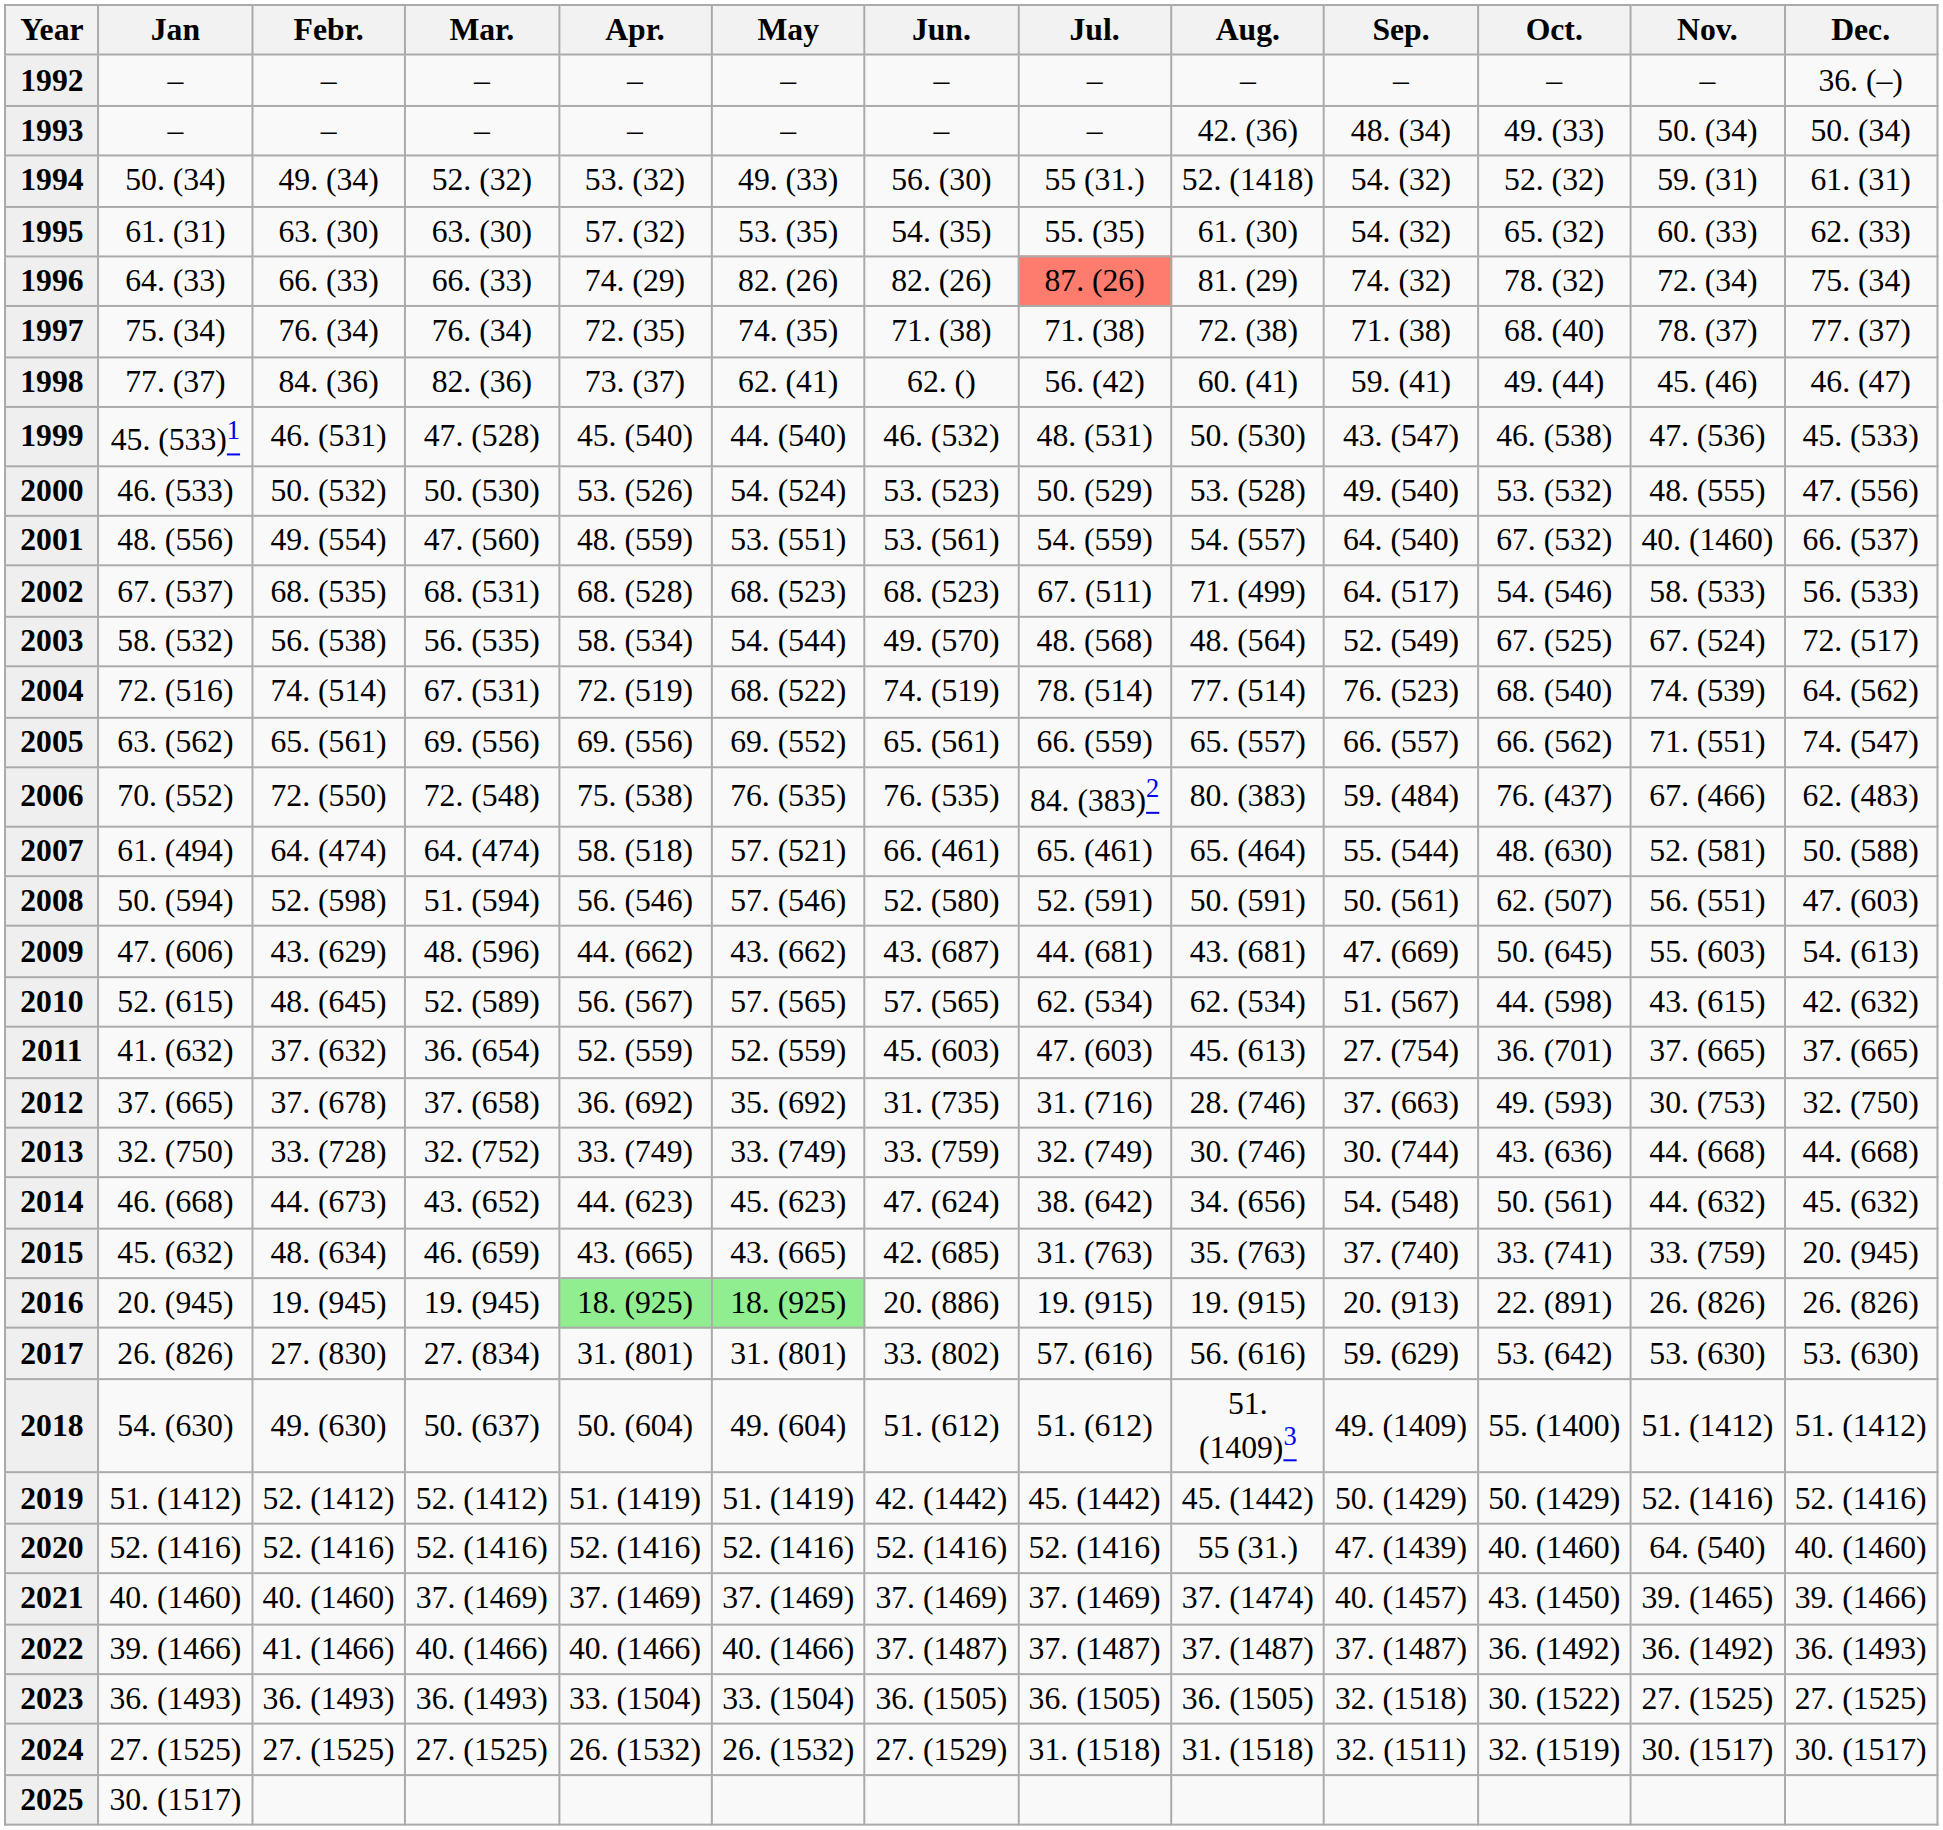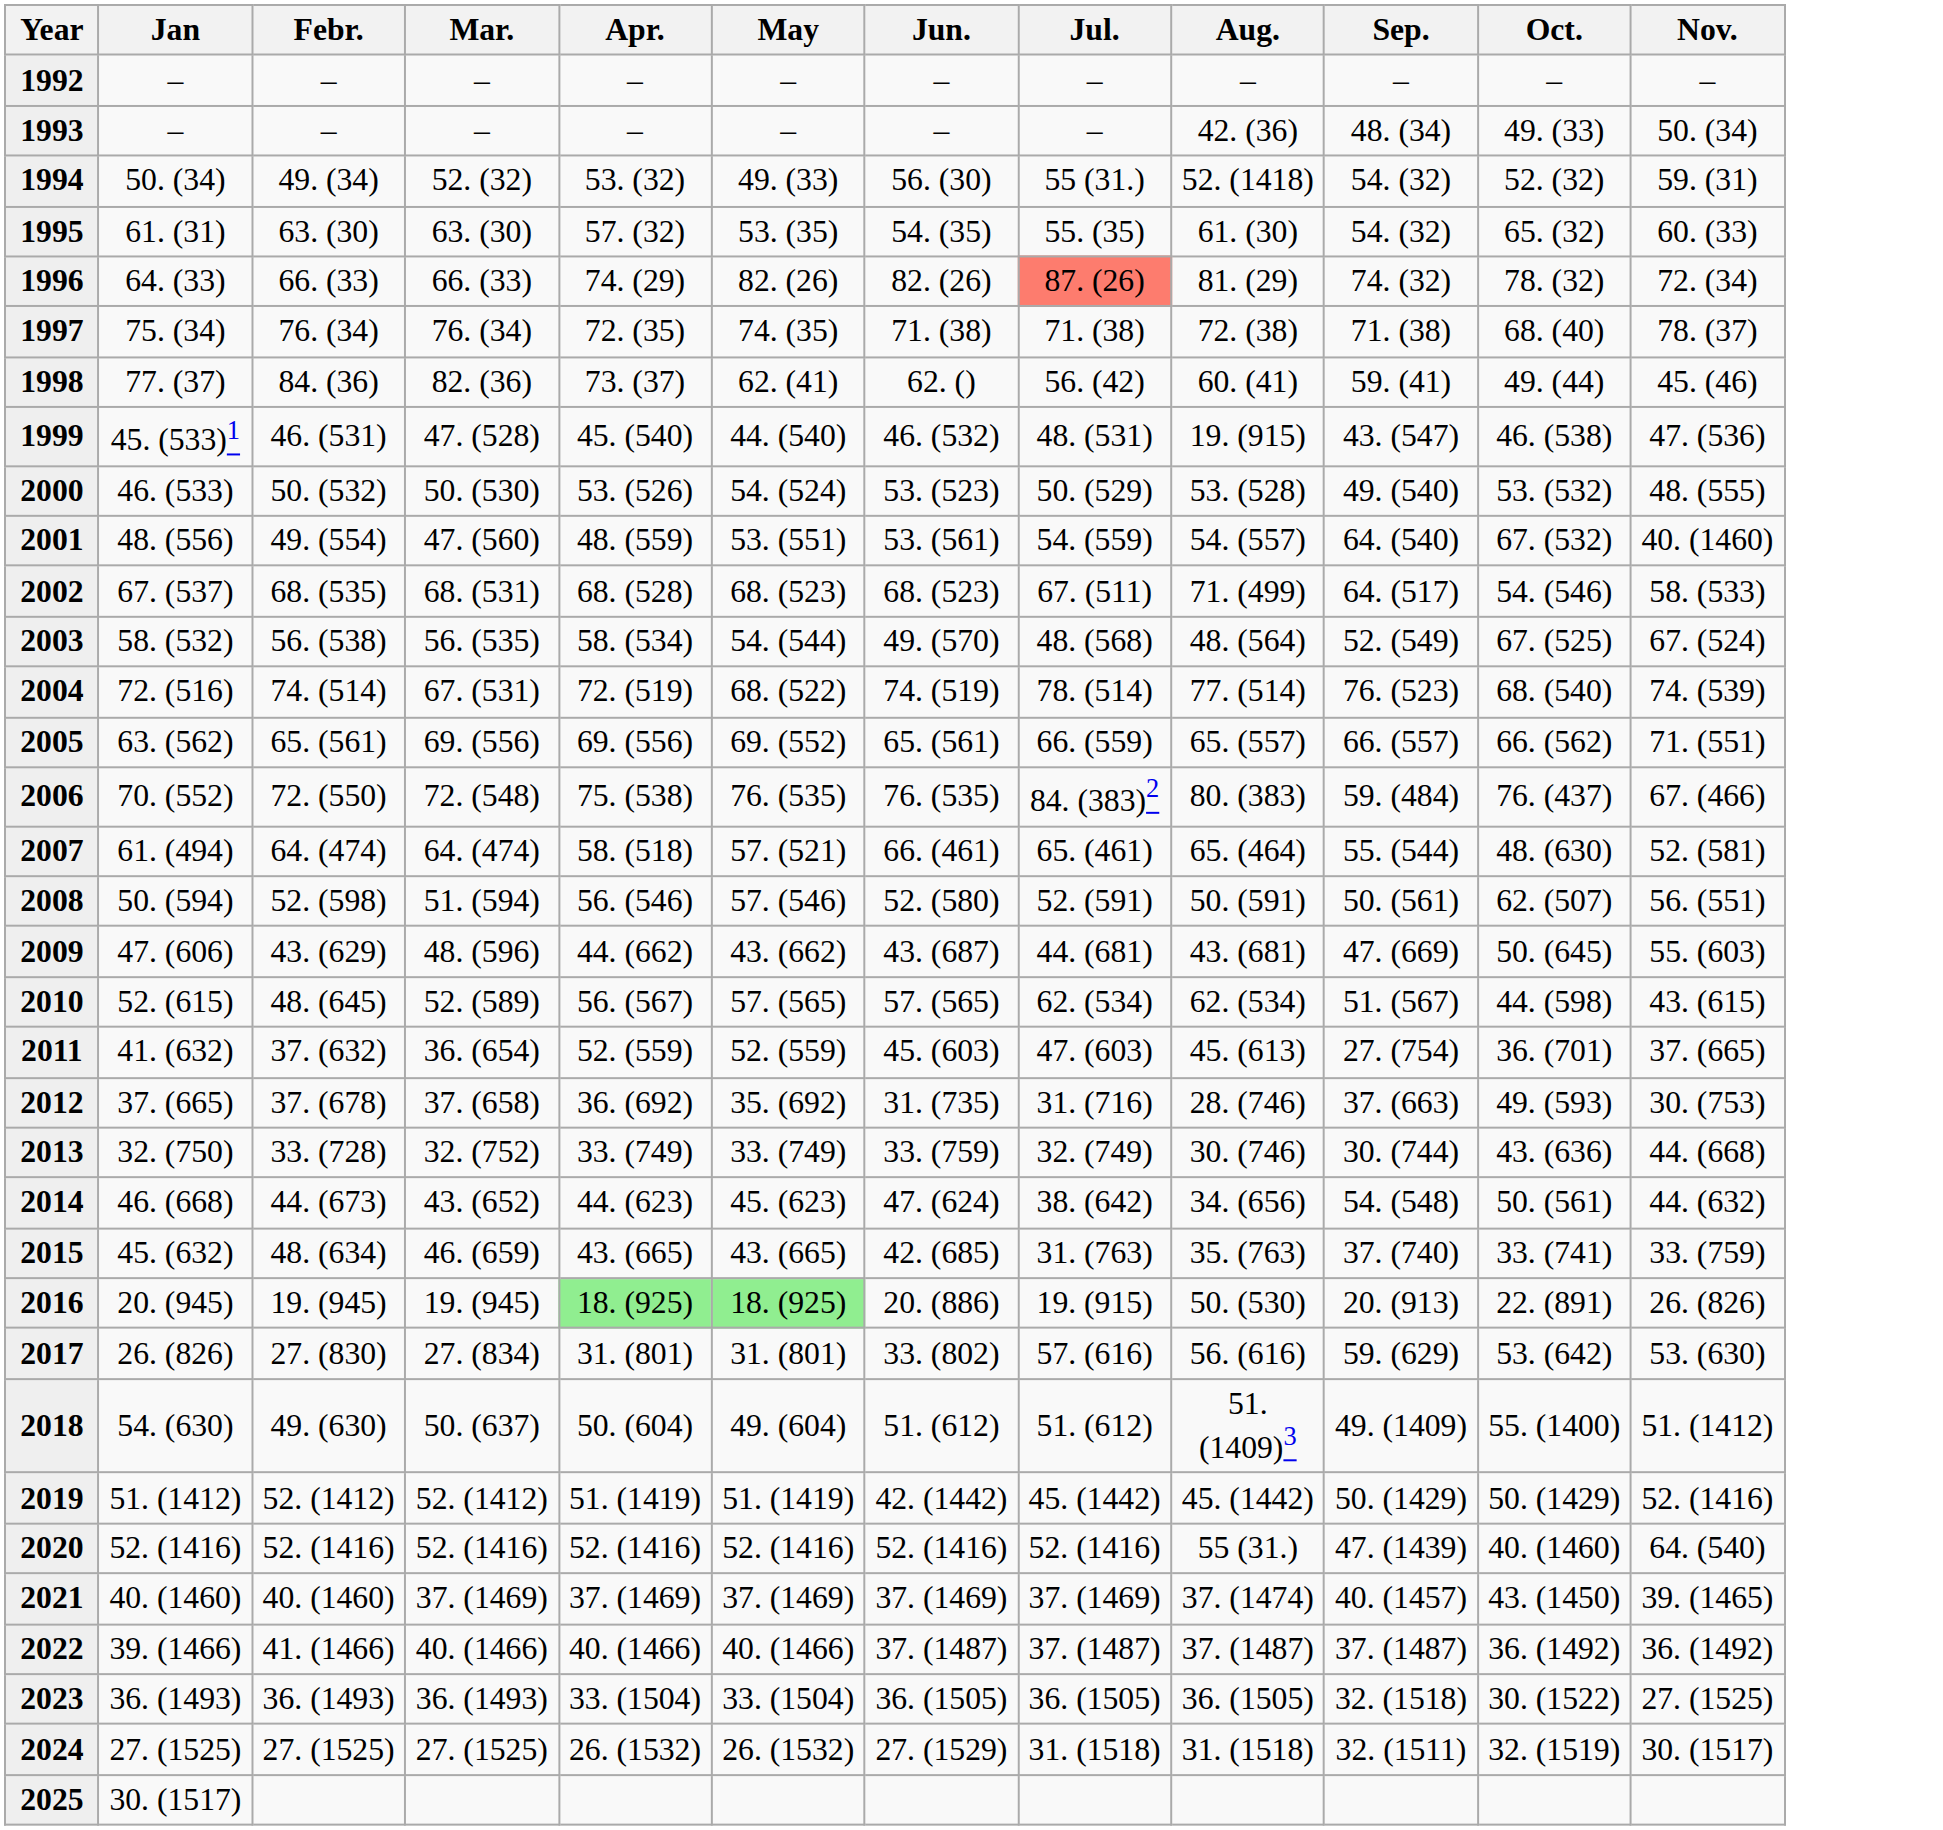- column: (1861, 29)
(1248, 435) 50. (530) -> (1248, 435) 19. (915)
(1248, 1302) 19. (915) -> (1248, 1302) 50. (530)
